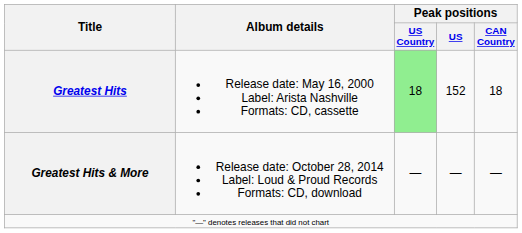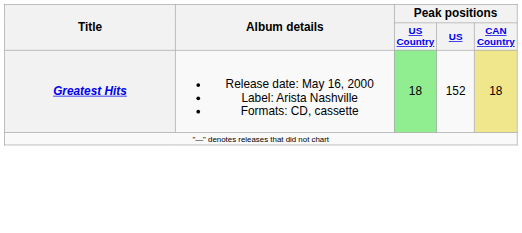(496, 91) no background -> (496, 91) khaki background
- row: (90, 173)
